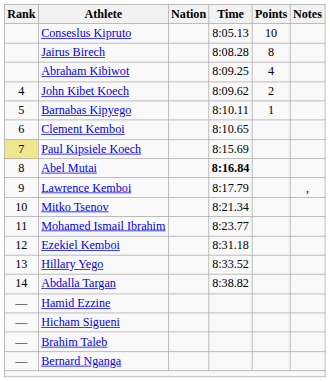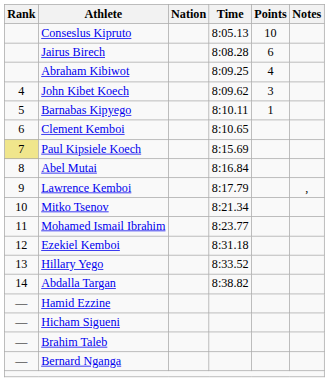(271, 52) 8 -> (270, 52) 6
(271, 91) 2 -> (270, 91) 3
(231, 168) bold -> (230, 168) normal
